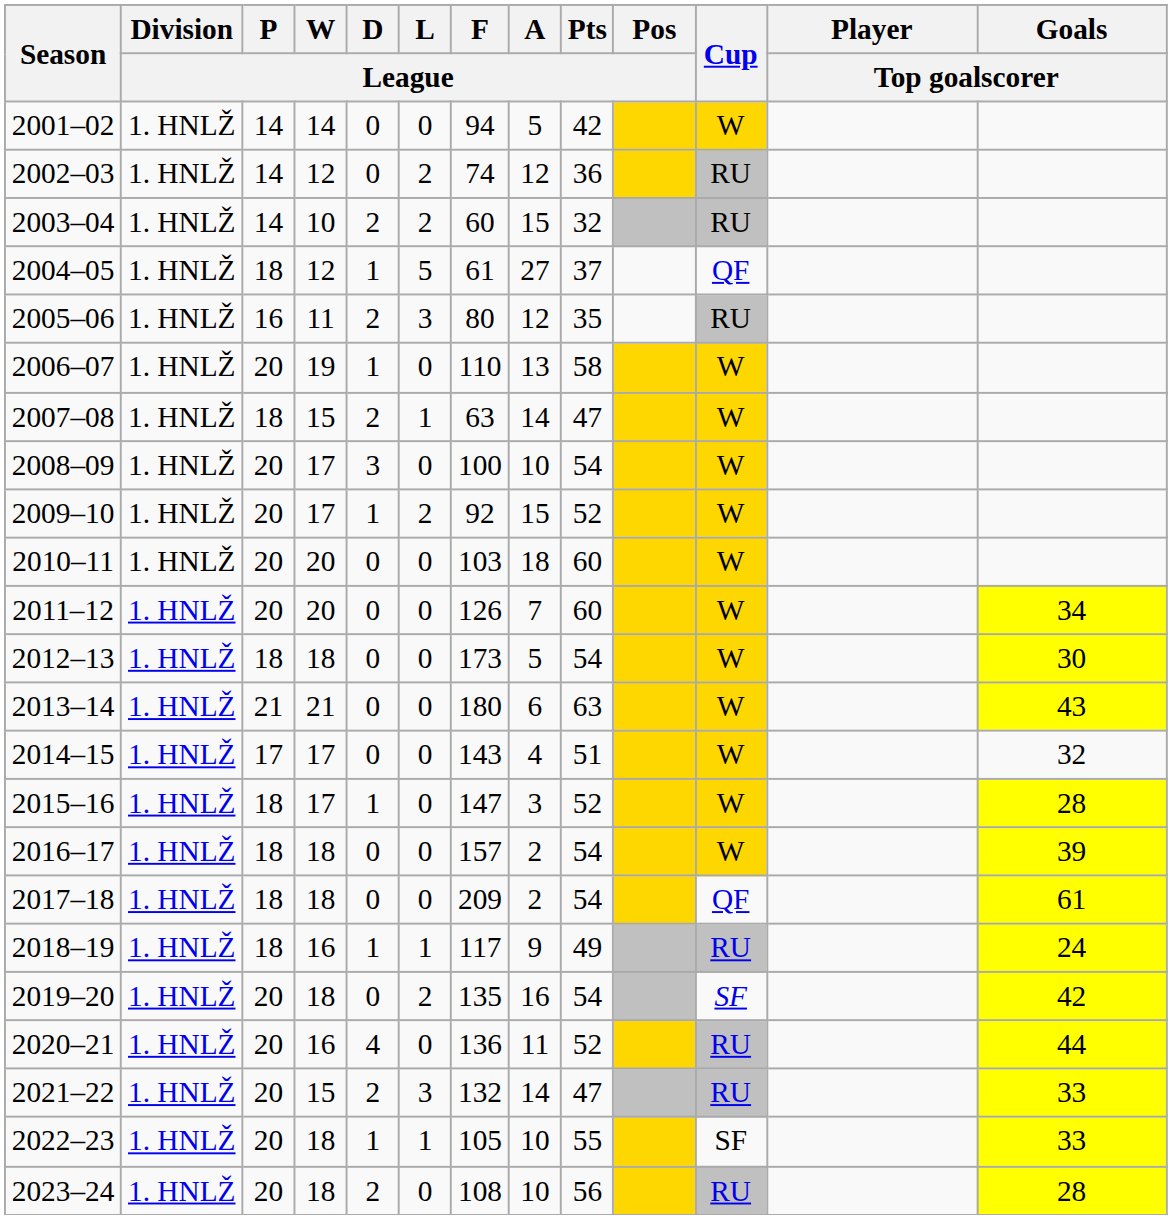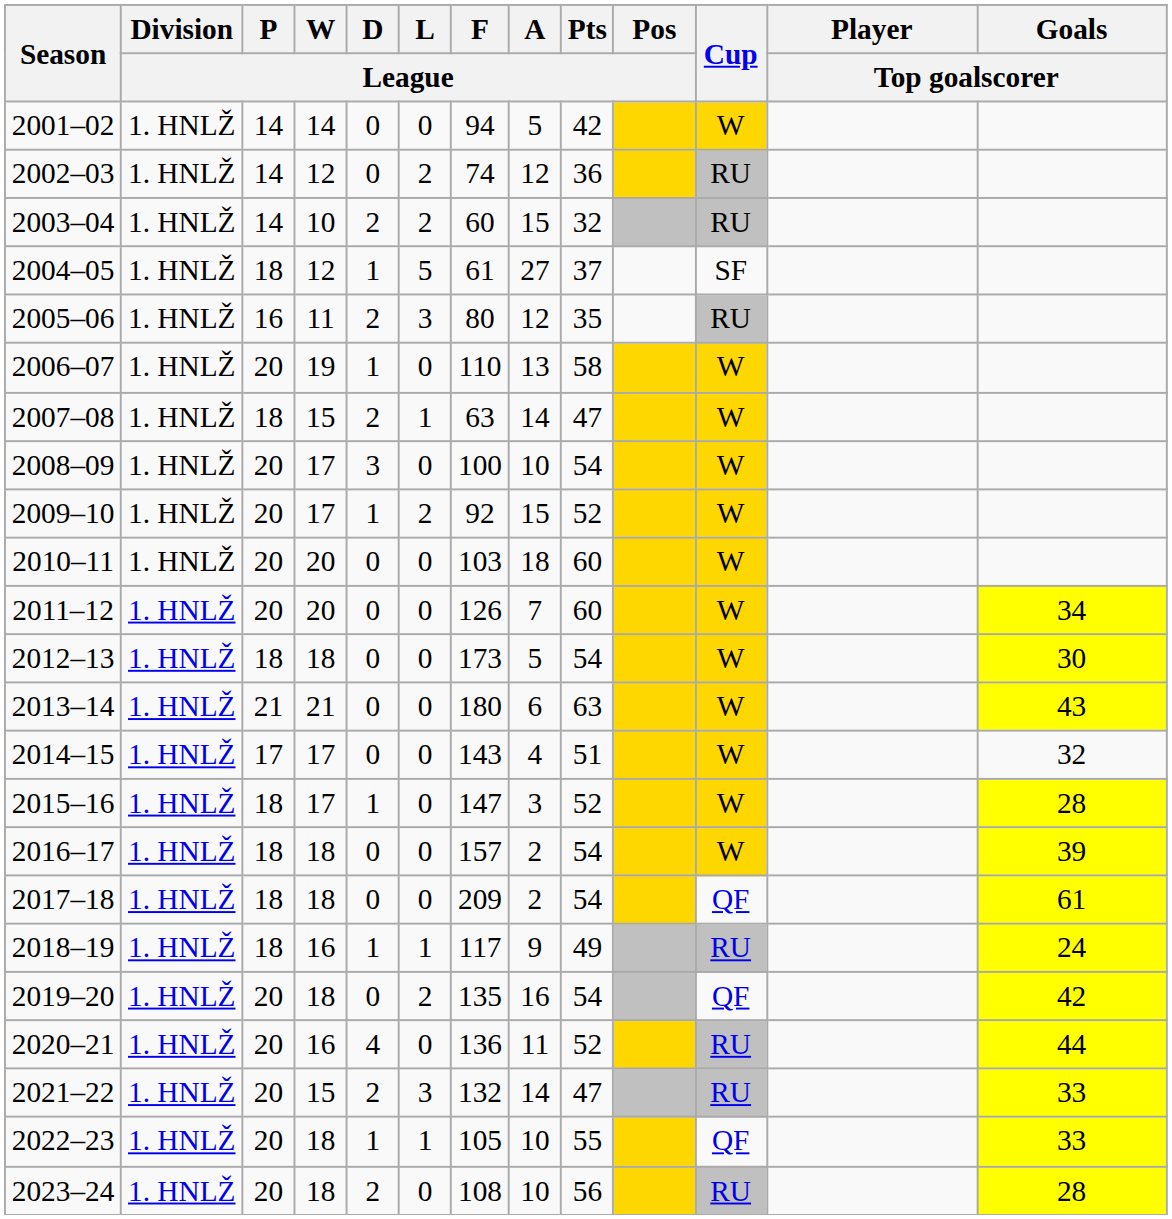(731, 270) QF -> (731, 270) SF
(731, 996) SF -> (731, 996) QF
(731, 1141) SF -> (731, 1141) QF
